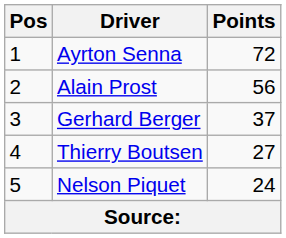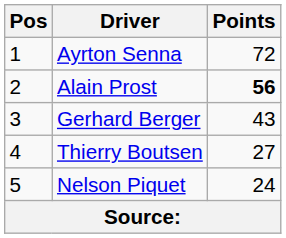(264, 87) normal -> (264, 87) bold
(264, 119) 37 -> (264, 119) 43
